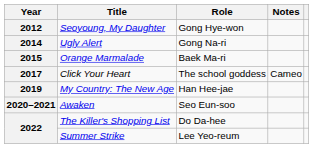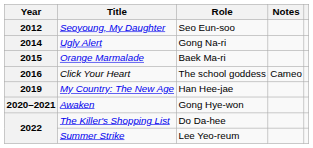(211, 27) Gong Hye-won -> (207, 27) Seo Eun-soo
(31, 74) 2017 -> (31, 74) 2016
(207, 105) Seo Eun-soo -> (211, 105) Gong Hye-won
